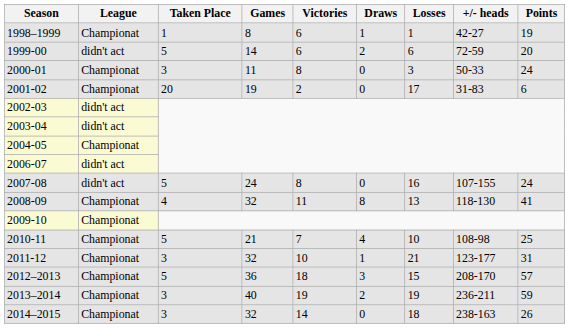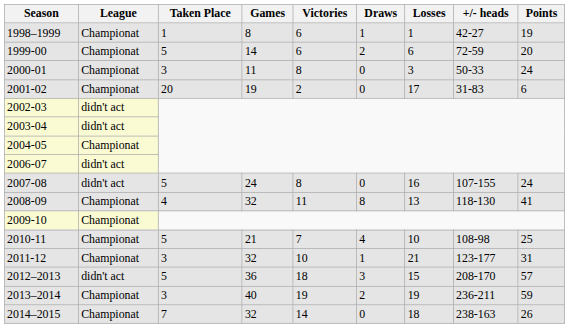(103, 51) didn't act -> (110, 51) Championat
(110, 276) Championat -> (103, 276) didn't act
(164, 314) 3 -> (164, 314) 7
